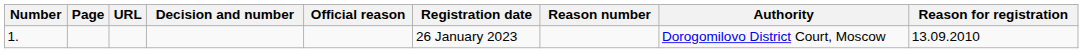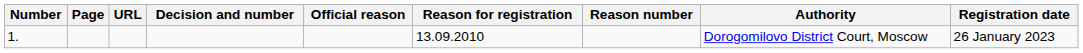columns swapped: (993, 15) <-> (477, 15)
